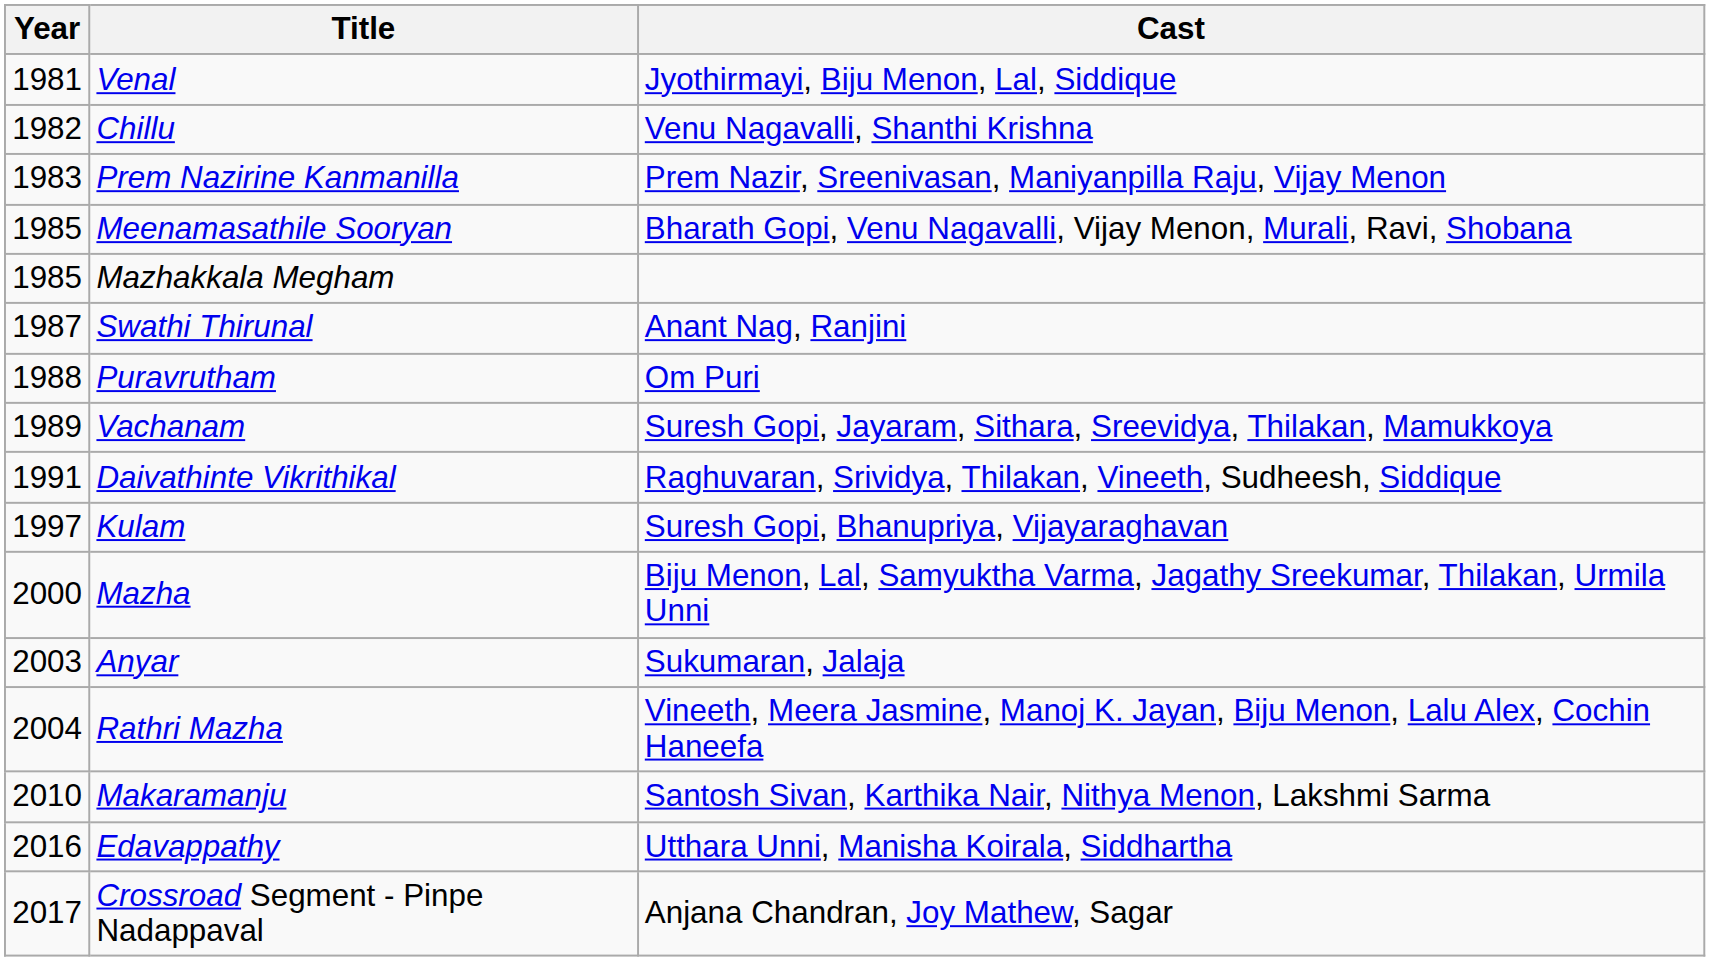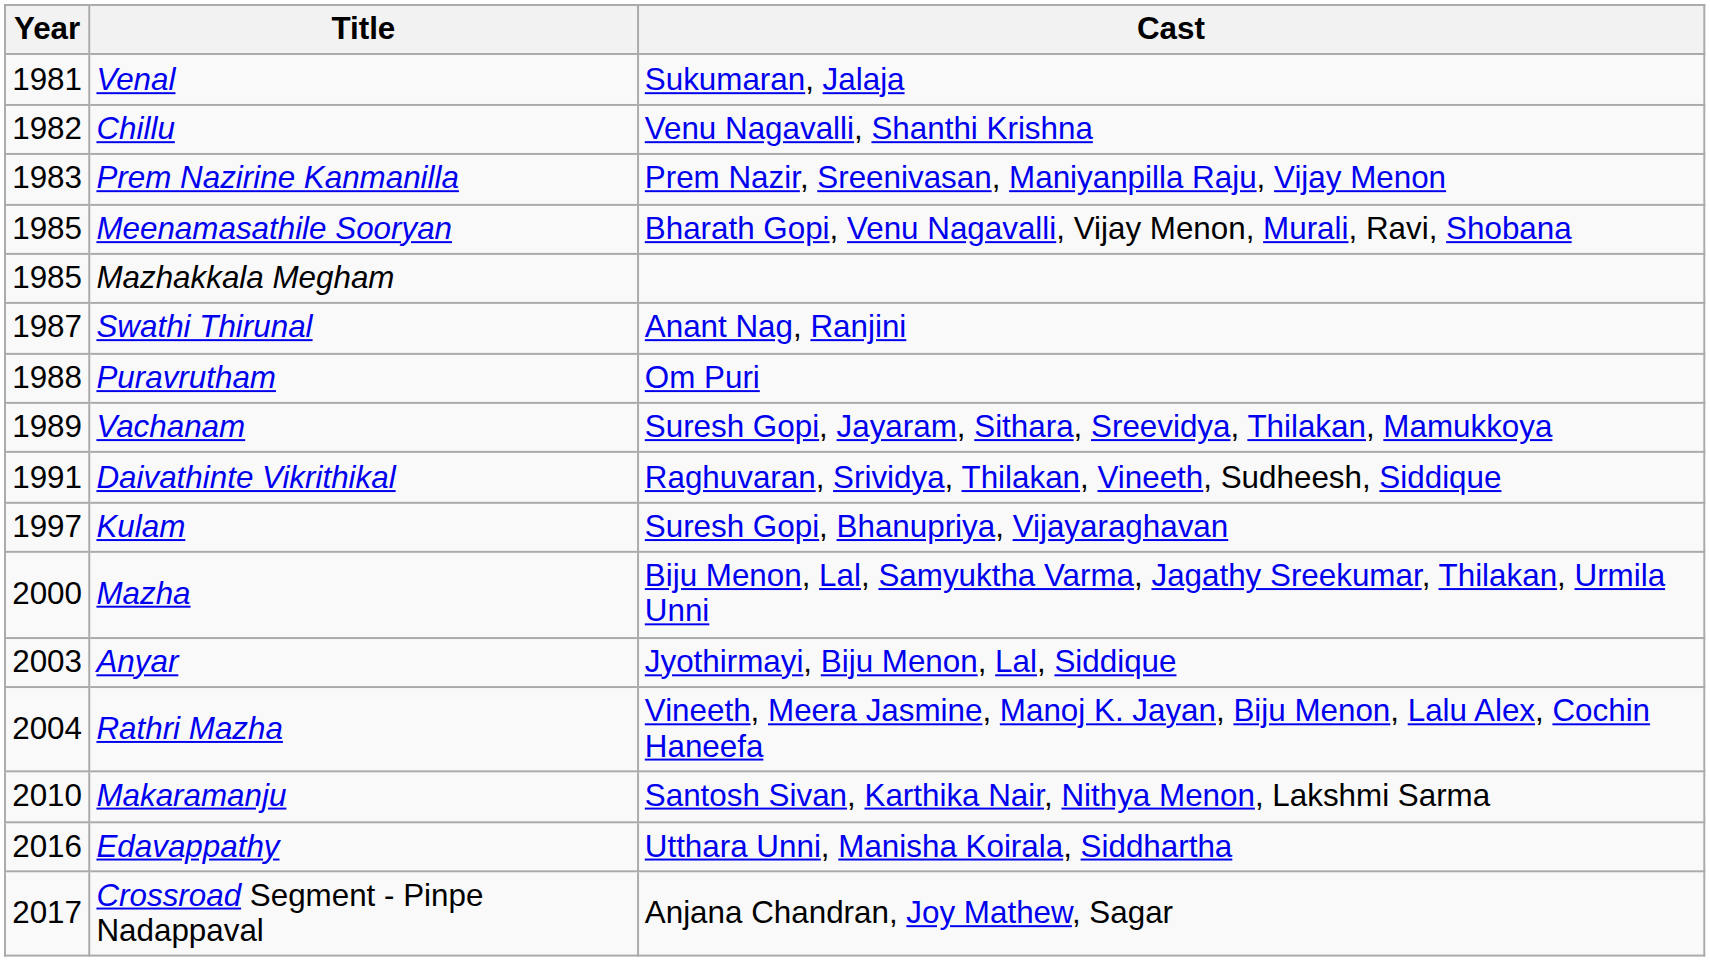(911, 79) Jyothirmayi, Biju Menon, Lal, Siddique -> (775, 79) Sukumaran, Jalaja
(775, 661) Sukumaran, Jalaja -> (911, 661) Jyothirmayi, Biju Menon, Lal, Siddique
